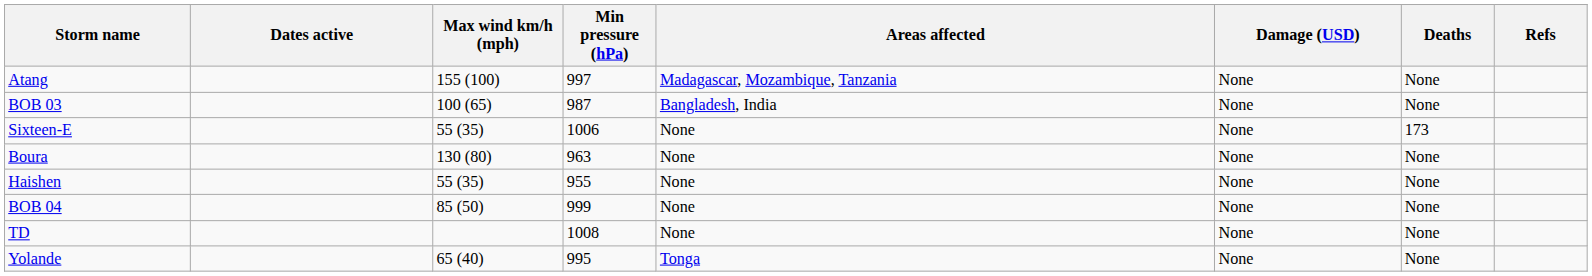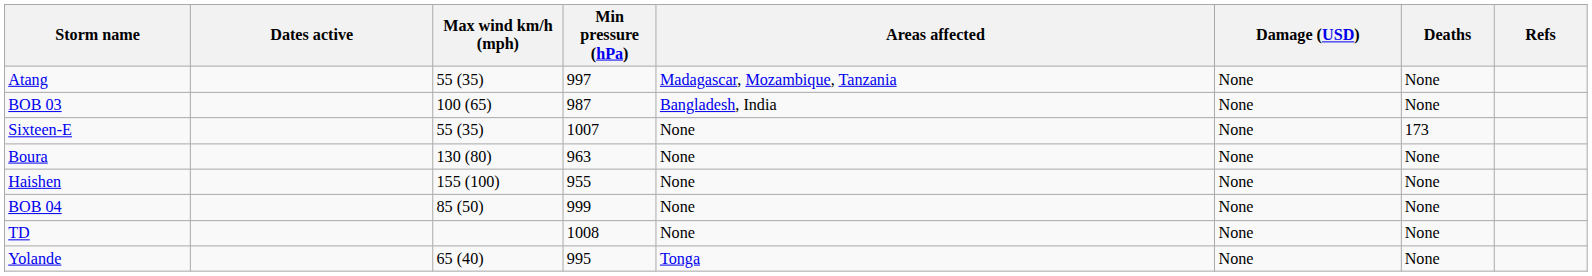(468, 79) 155 (100) -> (460, 79) 55 (35)
(583, 130) 1006 -> (583, 130) 1007
(460, 181) 55 (35) -> (468, 181) 155 (100)
